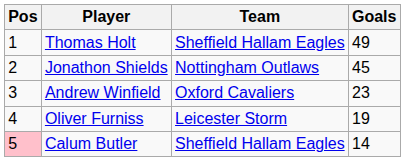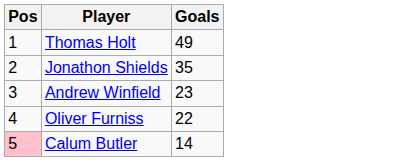- column: (260, 17)
(361, 67) 45 -> (184, 67) 35
(361, 118) 19 -> (184, 118) 22
